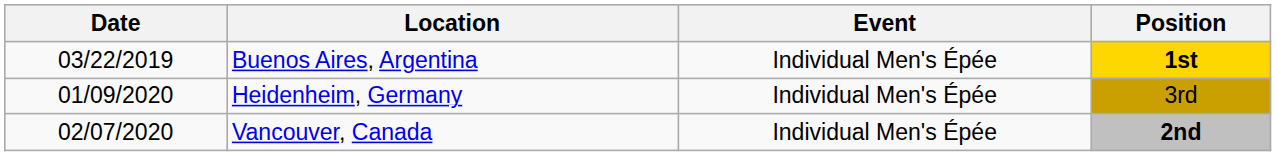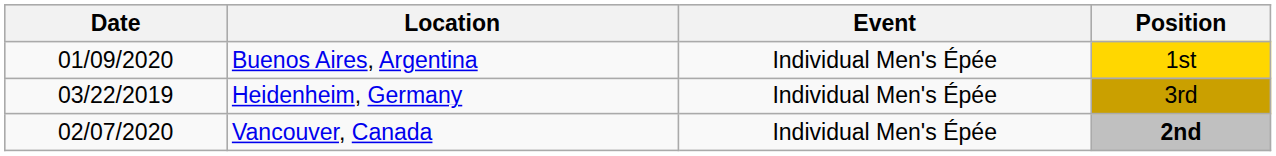(116, 60) 03/22/2019 -> (116, 60) 01/09/2020
(1181, 60) bold -> (1181, 60) normal
(116, 96) 01/09/2020 -> (116, 96) 03/22/2019
